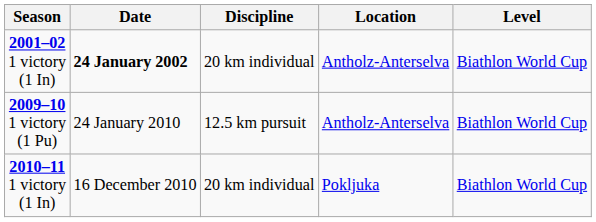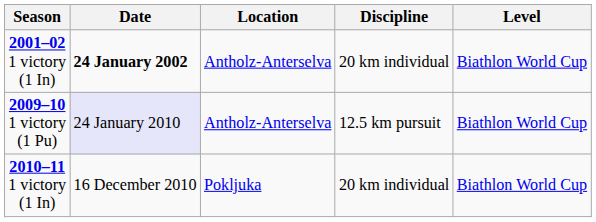columns swapped: (386, 17) <-> (259, 17)
(127, 123) no background -> (127, 123) lavender background
